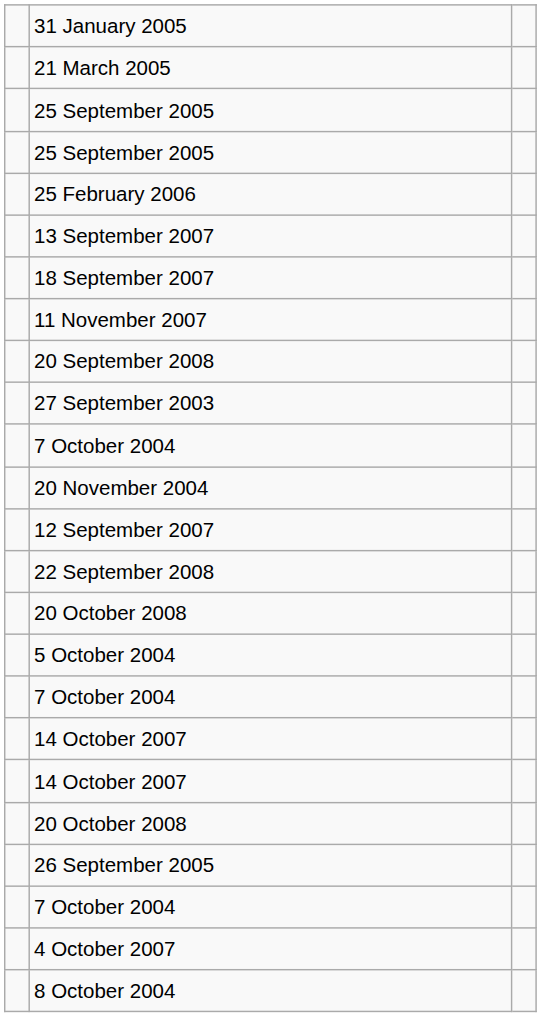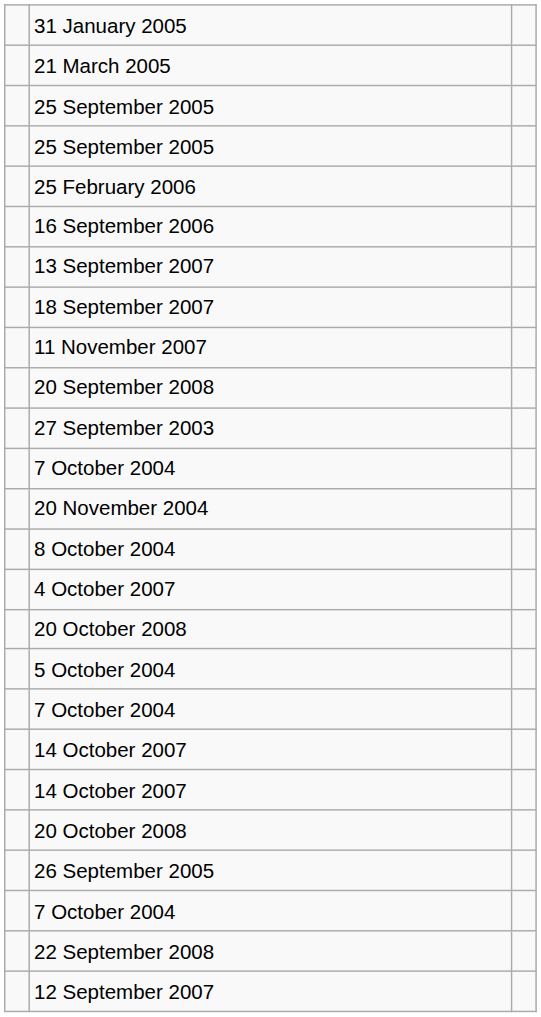+ row: (17, 227)
rows swapped: (17, 529) <-> (17, 991)
rows swapped: (17, 571) <-> (17, 949)
